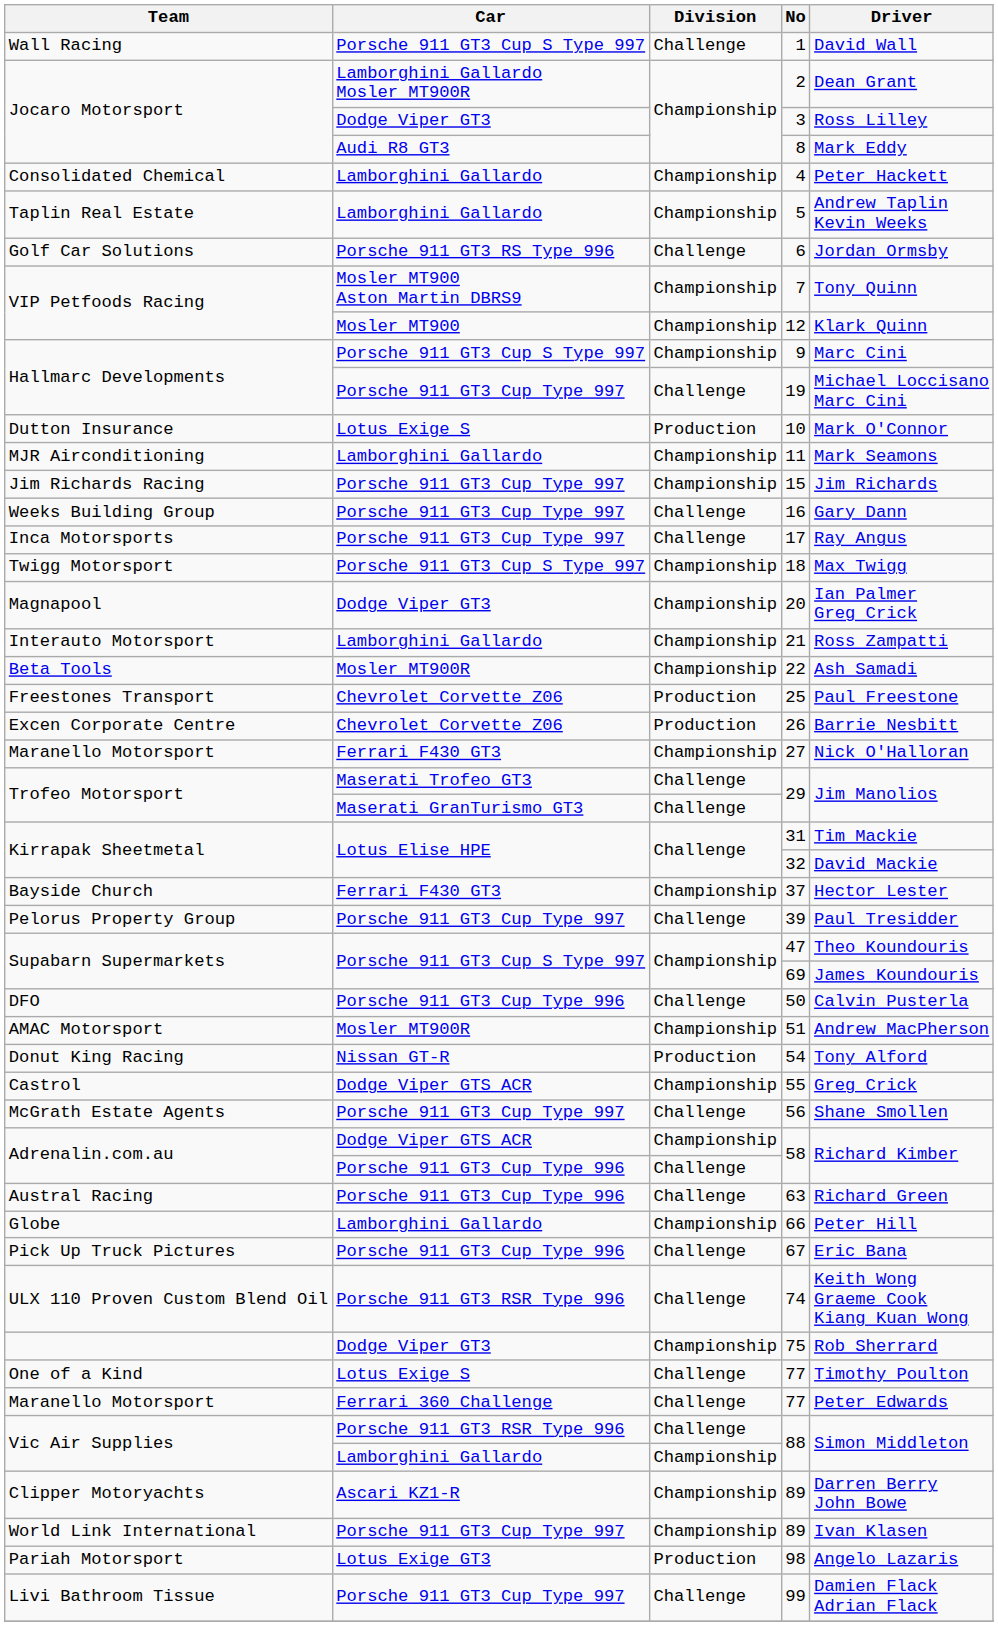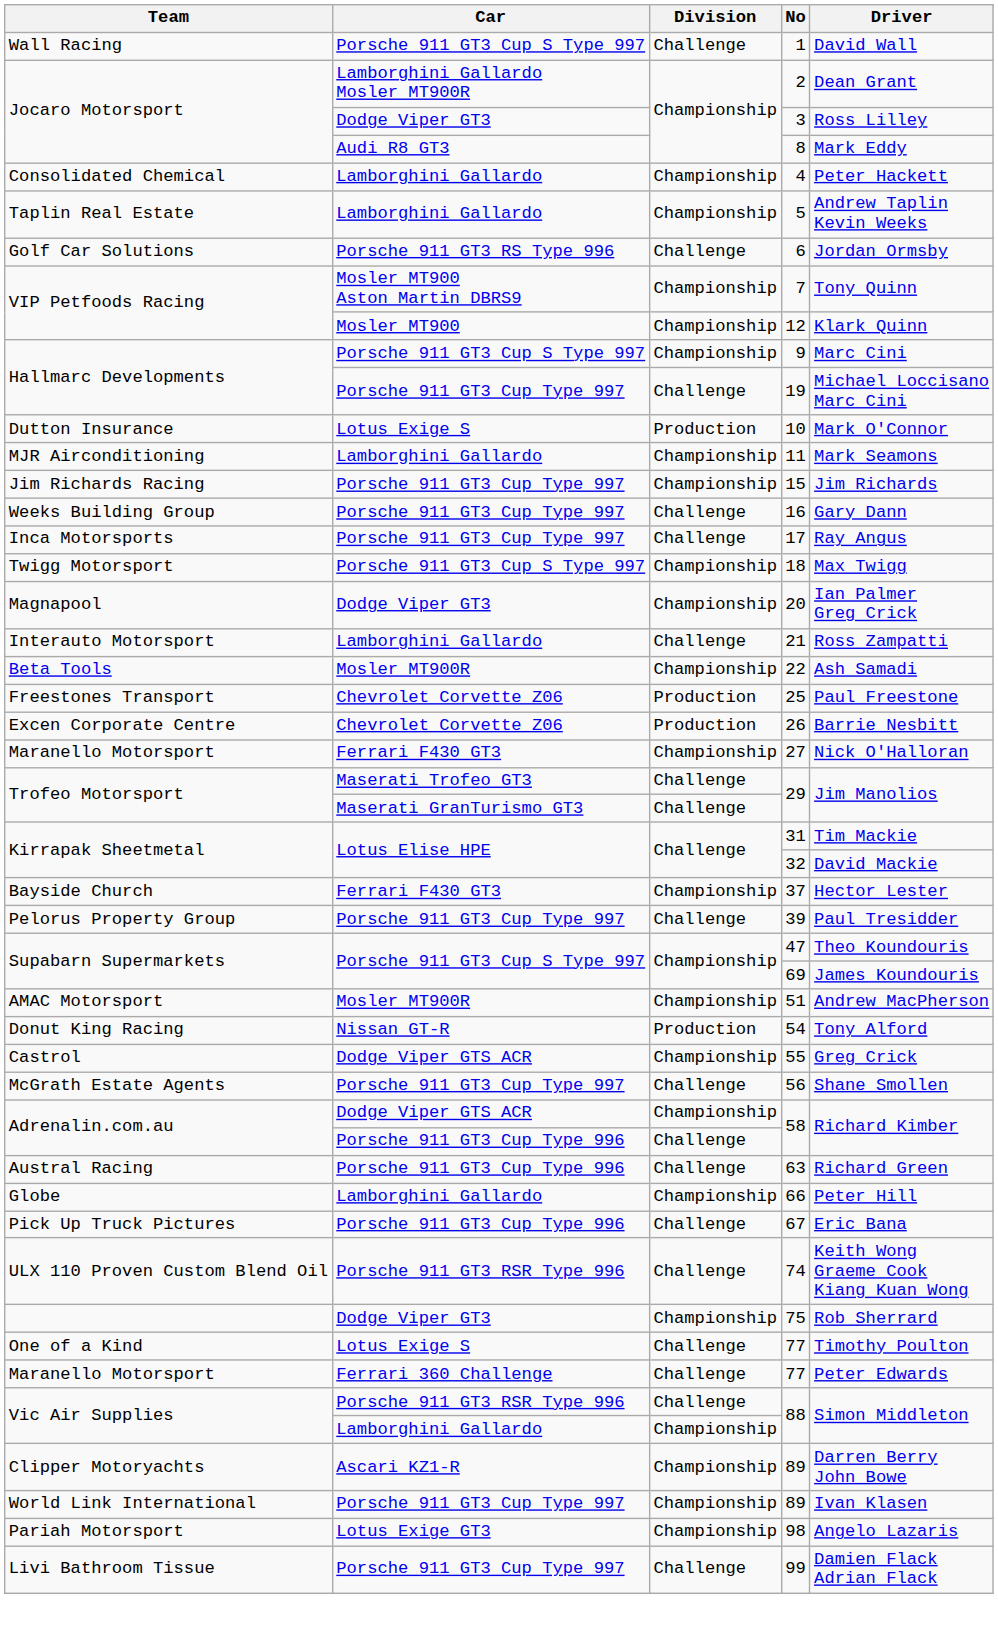(715, 643) Championship -> (700, 643) Challenge
- row: (480, 1003)
(705, 1560) Production -> (715, 1533) Championship
